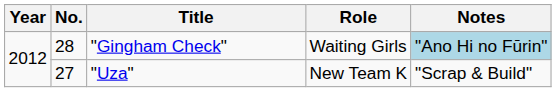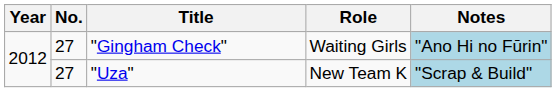(65, 45) 28 -> (65, 45) 27
(474, 73) no background -> (474, 73) lightblue background
